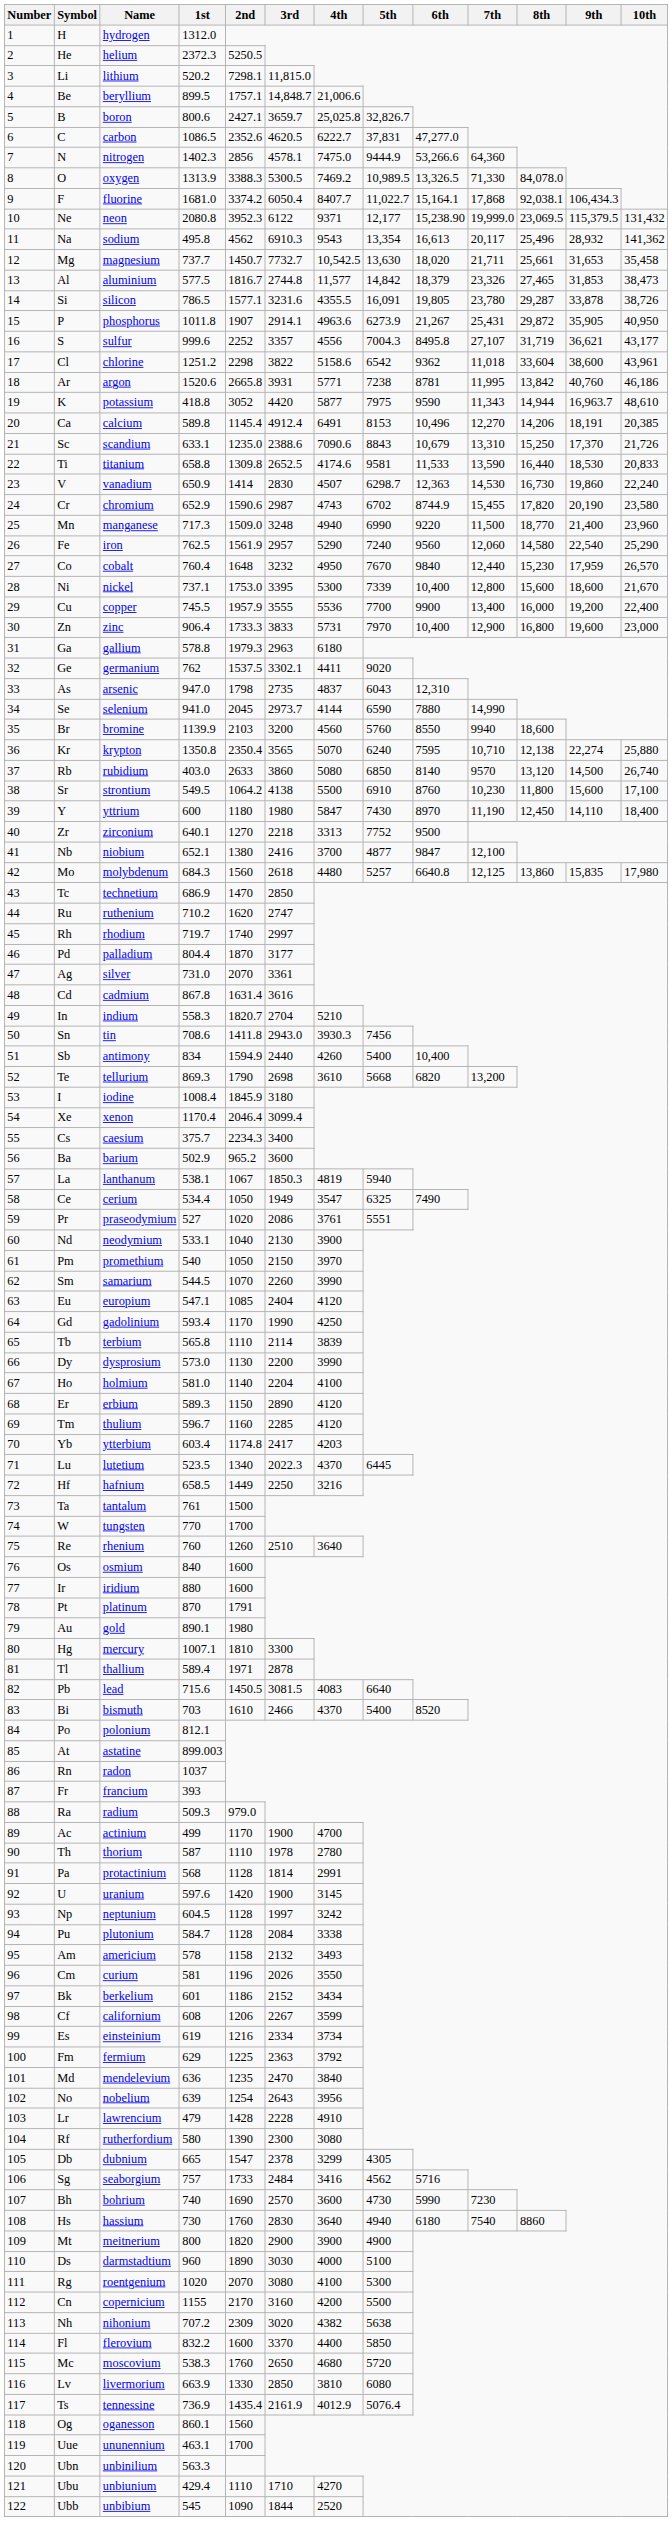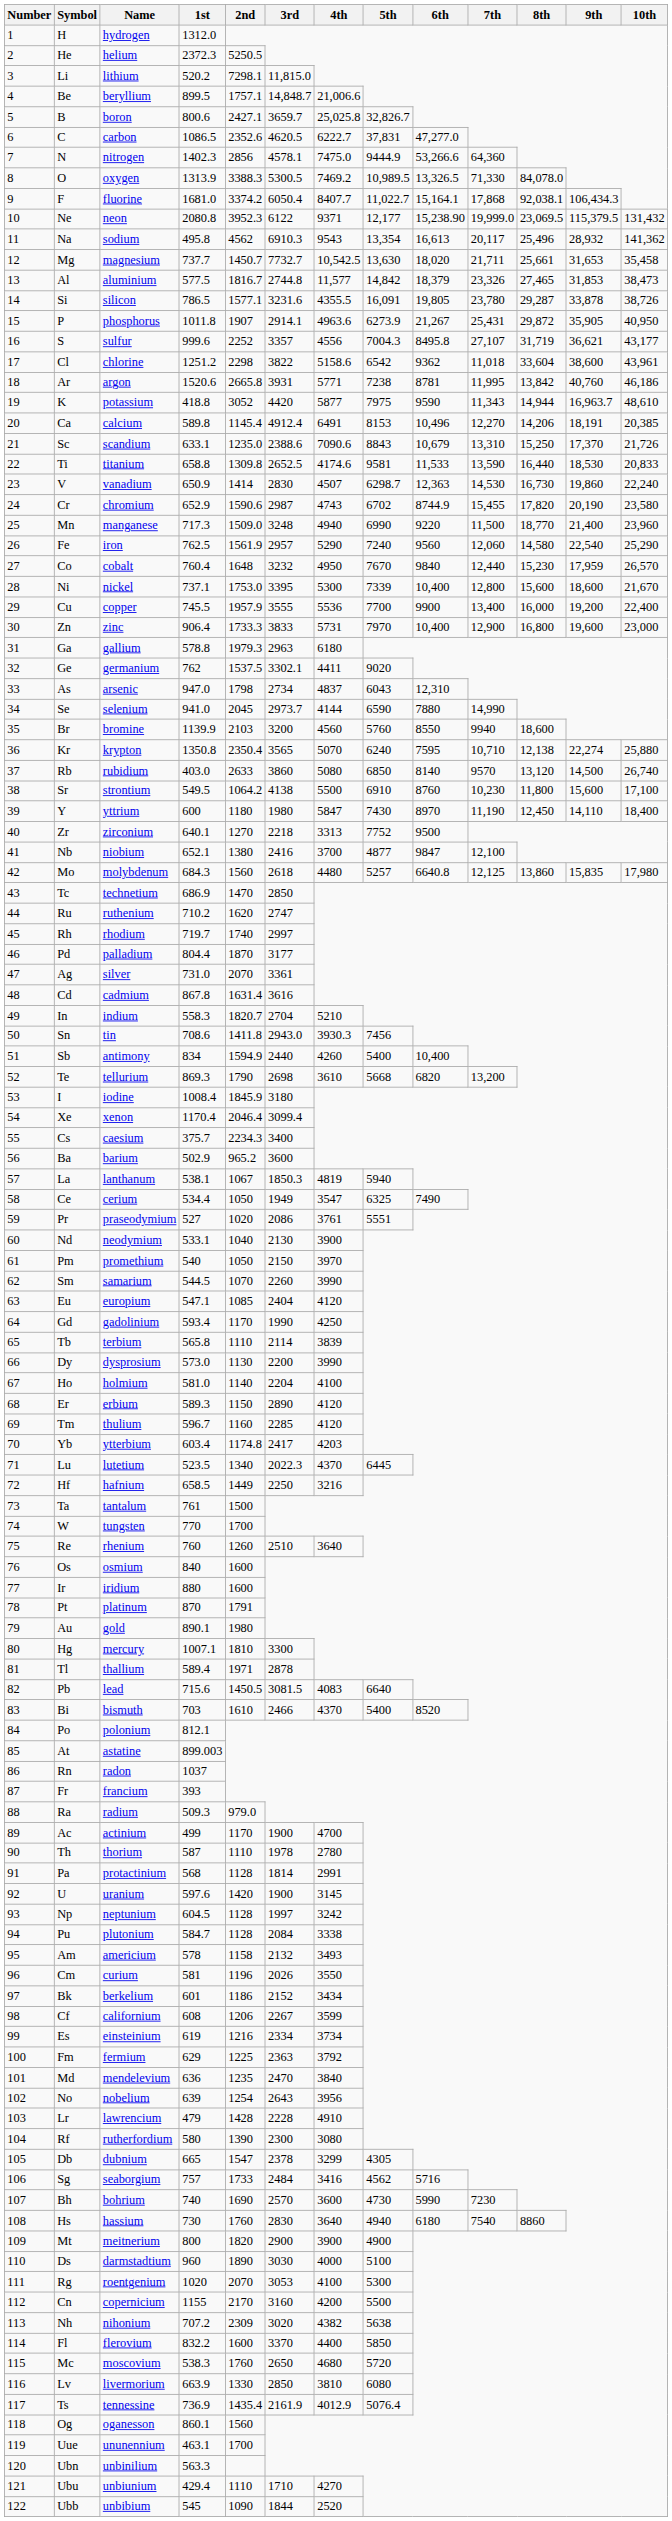(280, 689) 2735 -> (280, 689) 2734
(280, 2282) 3080 -> (280, 2282) 3053
